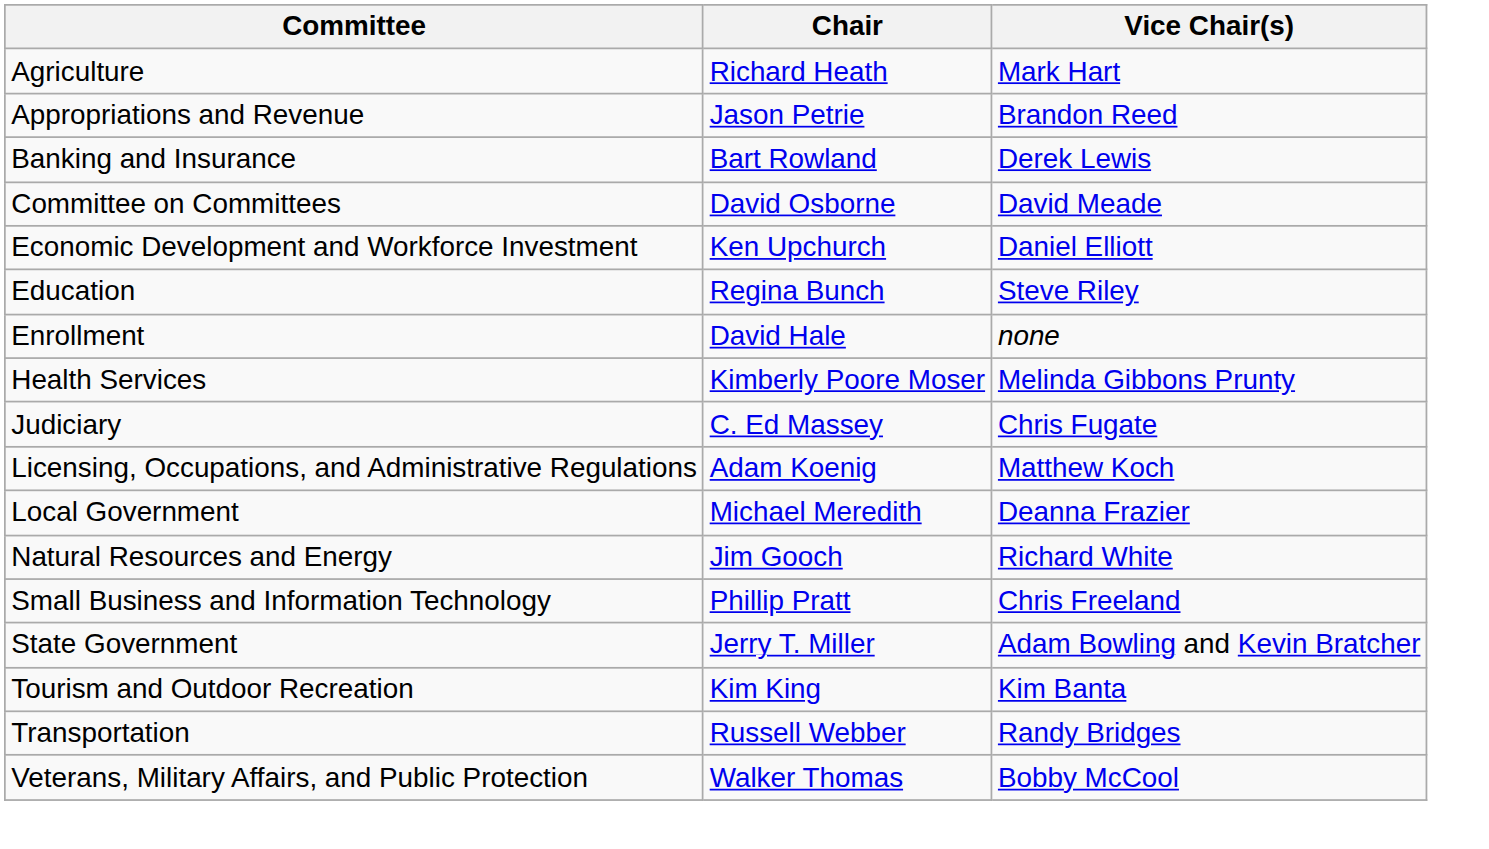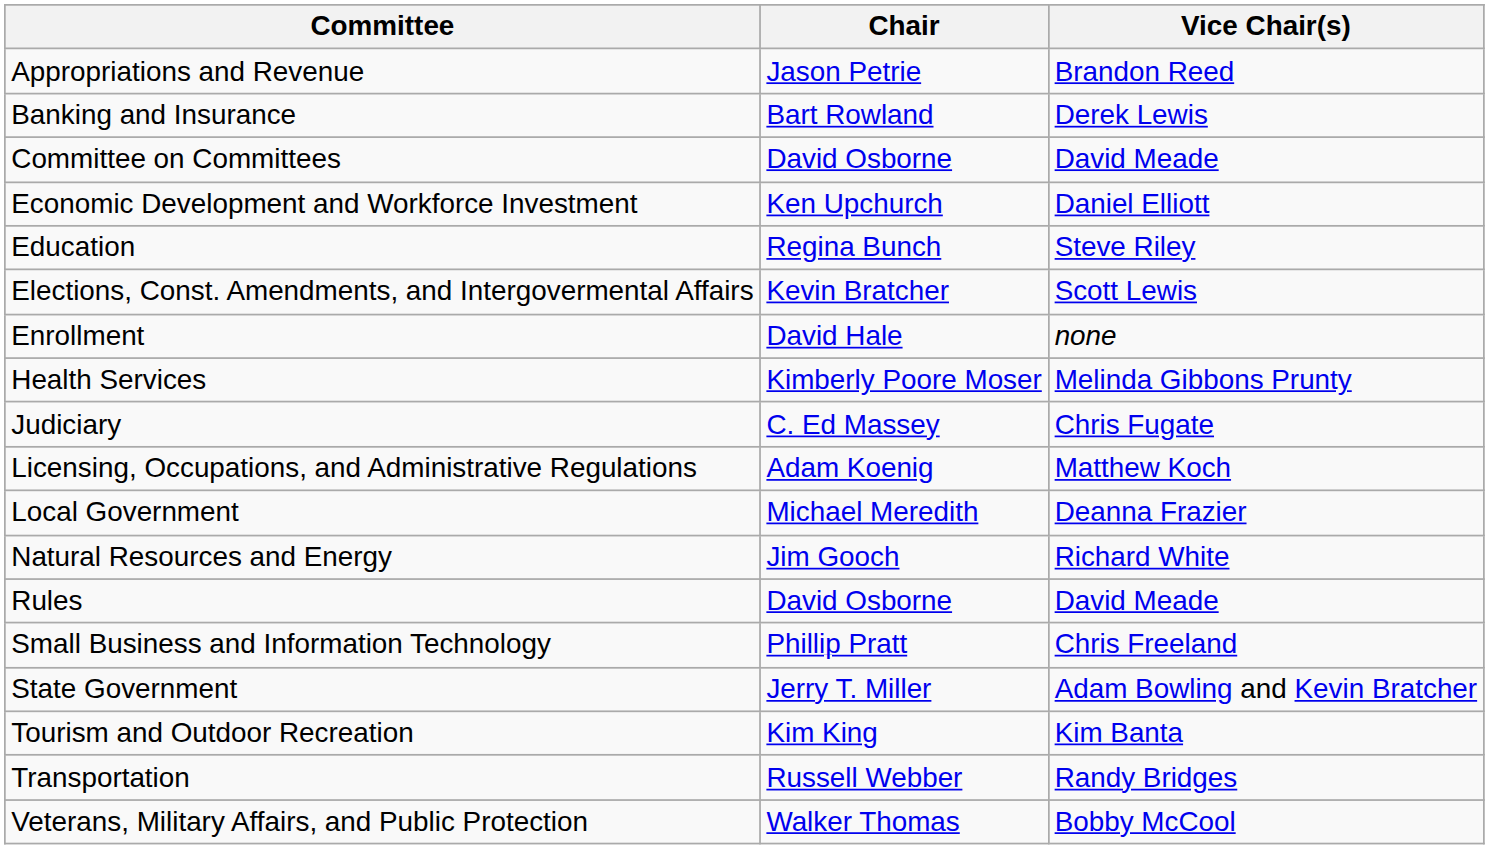- row: (78, 70)
+ row: (382, 291)
+ row: (47, 600)
